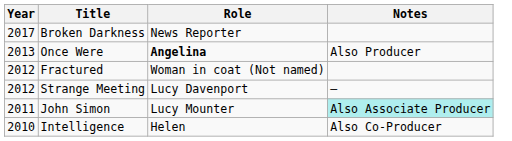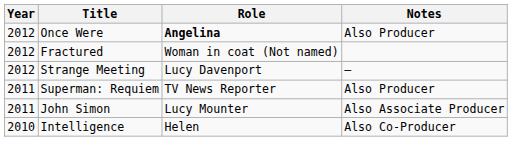- row: (93, 33)
(21, 52) 2013 -> (21, 33) 2012
+ row: (100, 89)
(410, 108) paleturquoise background -> (424, 108) no background
